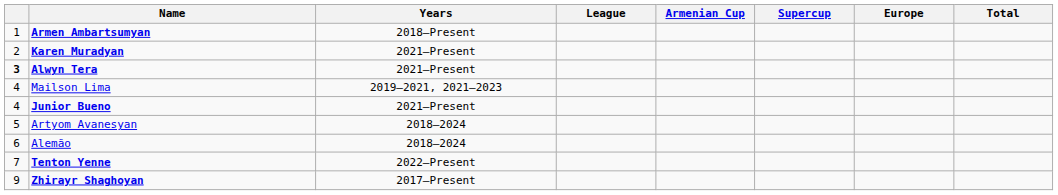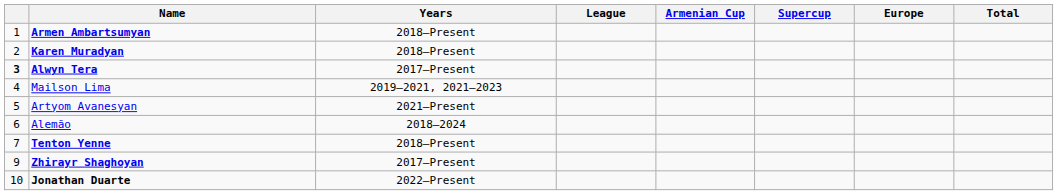(436, 50) 2021–Present -> (436, 50) 2018–Present
(436, 69) 2021–Present -> (436, 69) 2017–Present
- row: (71, 106)
(436, 124) 2018–2024 -> (436, 106) 2021–Present
(436, 161) 2022–Present -> (436, 143) 2018–Present
+ row: (81, 180)
